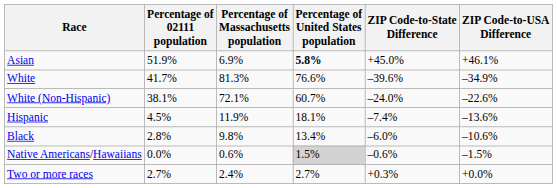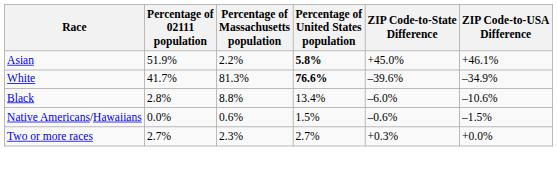(231, 60) 6.9% -> (231, 60) 2.2%
(310, 79) normal -> (311, 79) bold
- row: (59, 98)
- row: (28, 117)
(231, 136) 9.8% -> (231, 98) 8.8%
(307, 155) lightgrey background -> (307, 117) no background
(231, 174) 2.4% -> (231, 136) 2.3%
